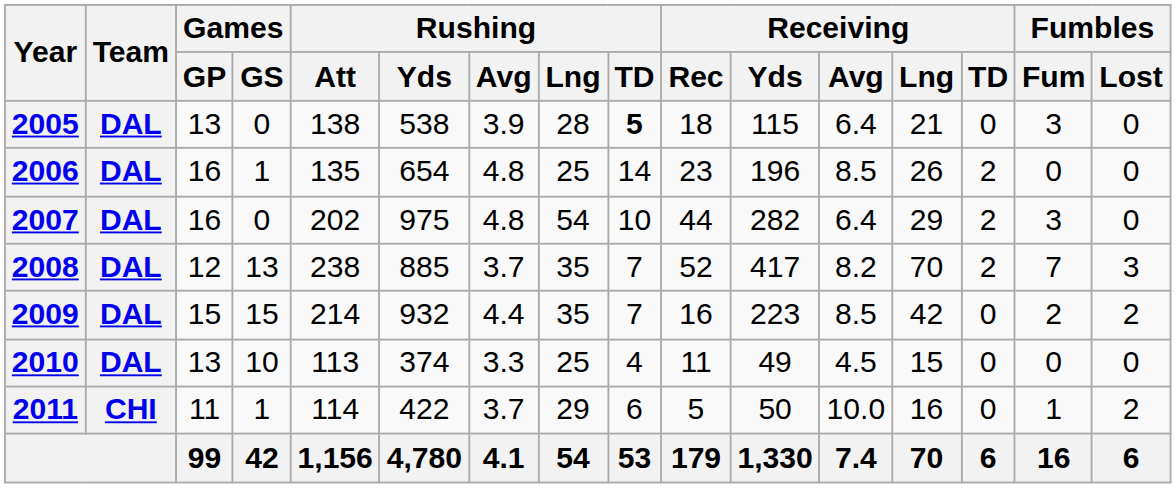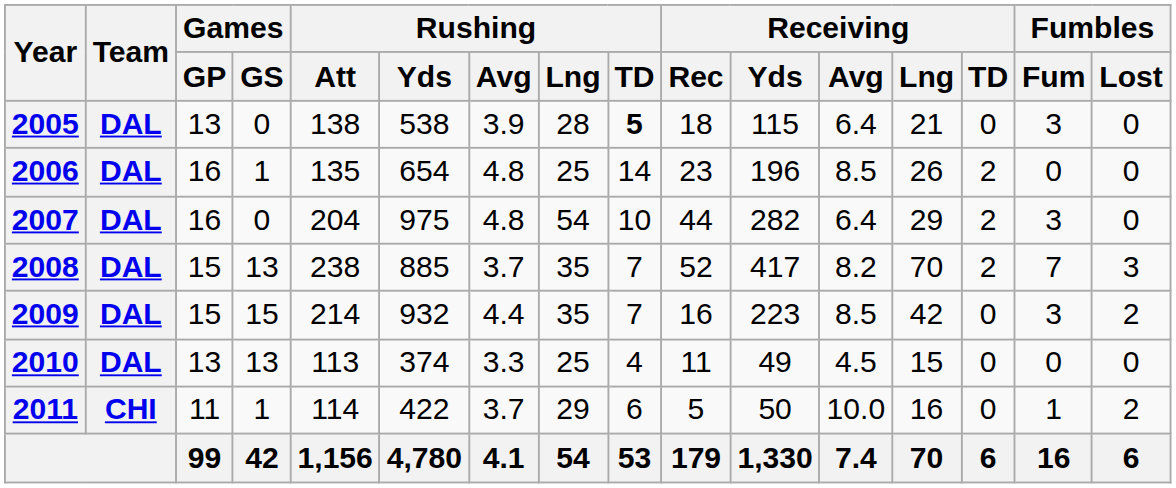(335, 219) 202 -> (335, 219) 204
(205, 266) 12 -> (205, 266) 15
(1054, 314) 2 -> (1054, 314) 3
(262, 362) 10 -> (262, 362) 13
